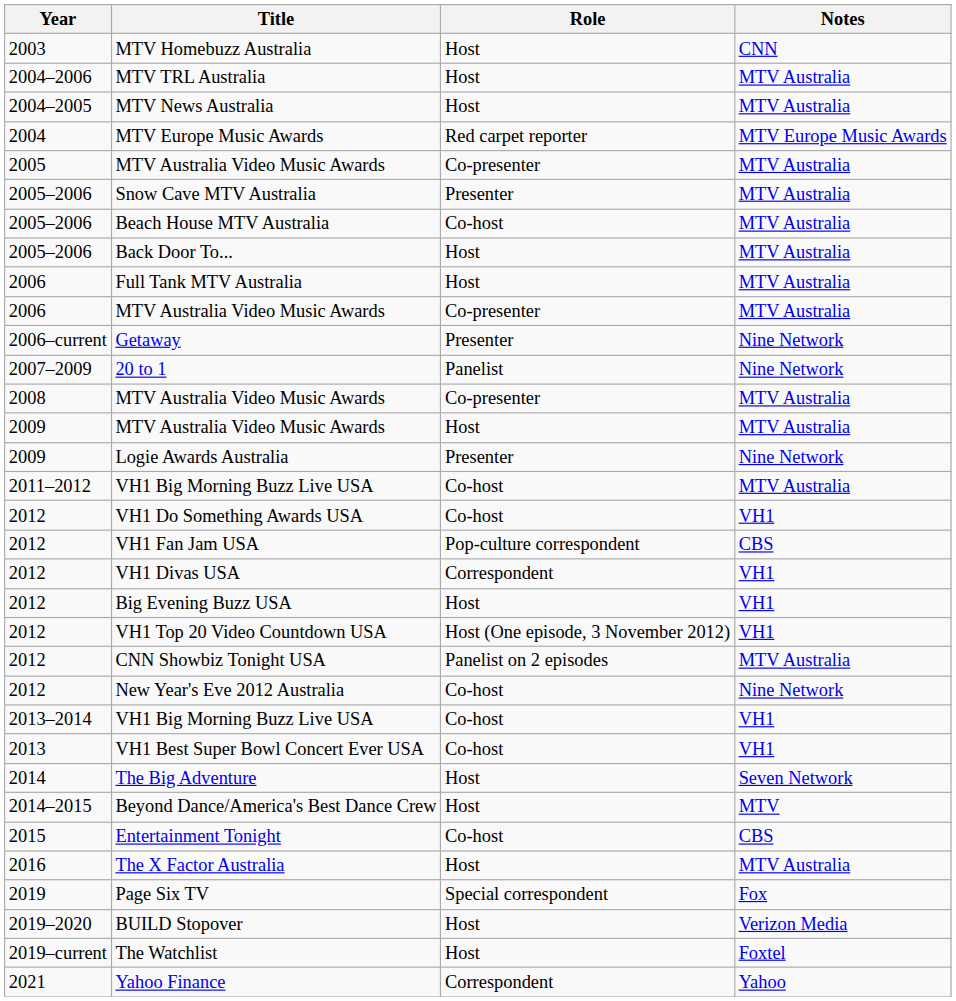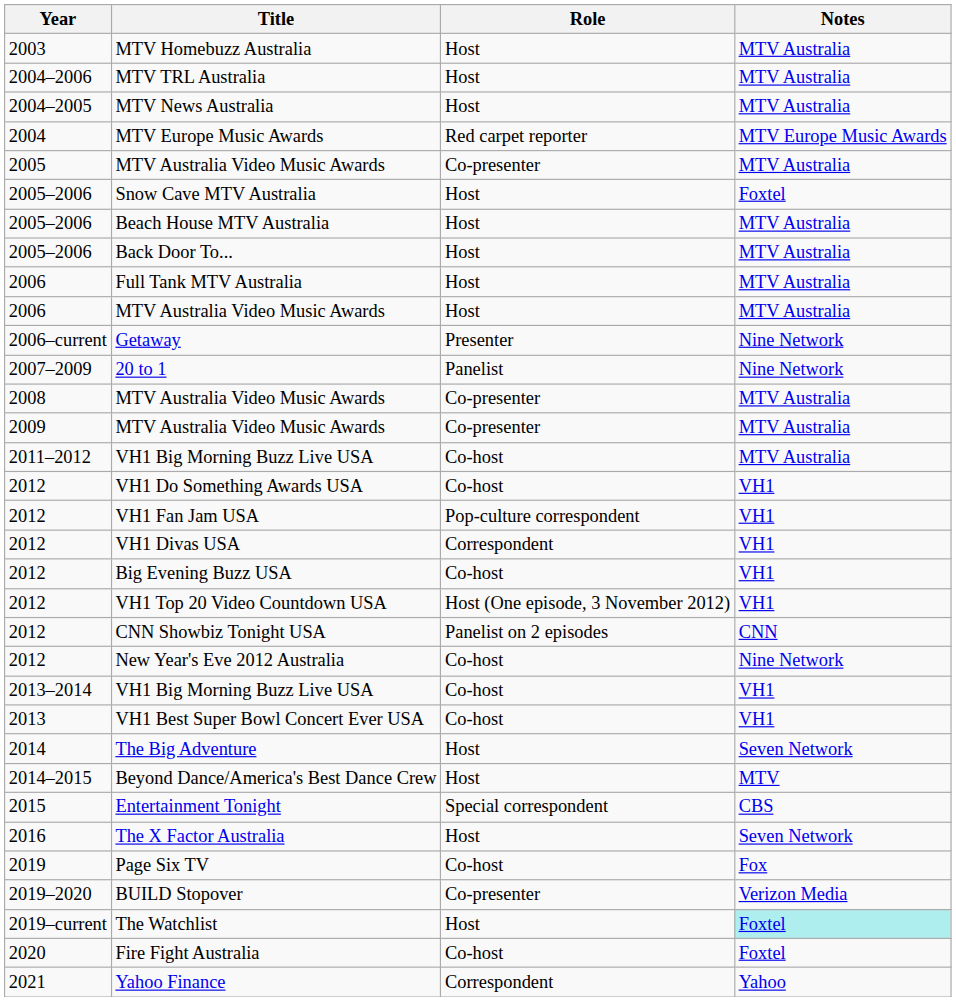(758, 48) CNN -> (794, 48) MTV Australia
(479, 194) Presenter -> (462, 194) Host
(794, 194) MTV Australia -> (762, 194) Foxtel
(474, 223) Co-host -> (462, 223) Host
(493, 310) Co-presenter -> (462, 310) Host
(462, 427) Host -> (493, 427) Co-presenter
- row: (27, 456)
(756, 544) CBS -> (757, 515) VH1
(462, 602) Host -> (474, 573) Co-host
(794, 661) MTV Australia -> (758, 631) CNN
(474, 836) Co-host -> (527, 806) Special correspondent
(794, 865) MTV Australia -> (796, 836) Seven Network
(527, 894) Special correspondent -> (474, 865) Co-host
(462, 923) Host -> (493, 894) Co-presenter
(762, 952) no background -> (762, 923) paleturquoise background
+ row: (27, 952)
